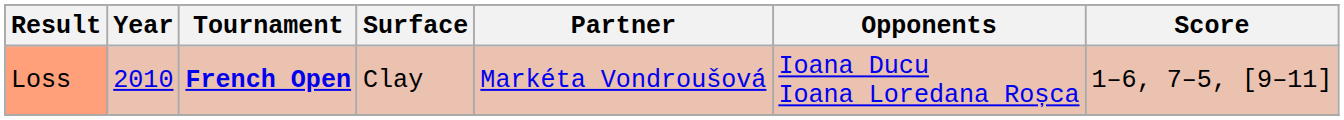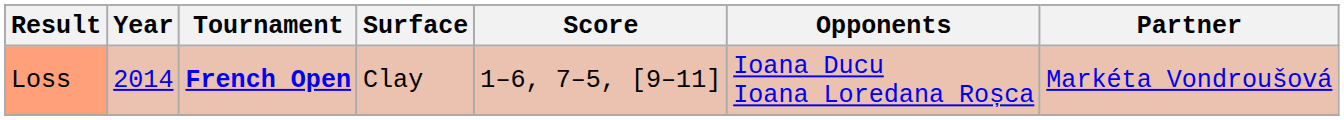columns swapped: (623, 25) <-> (1212, 25)
(143, 81) 2010 -> (143, 81) 2014
